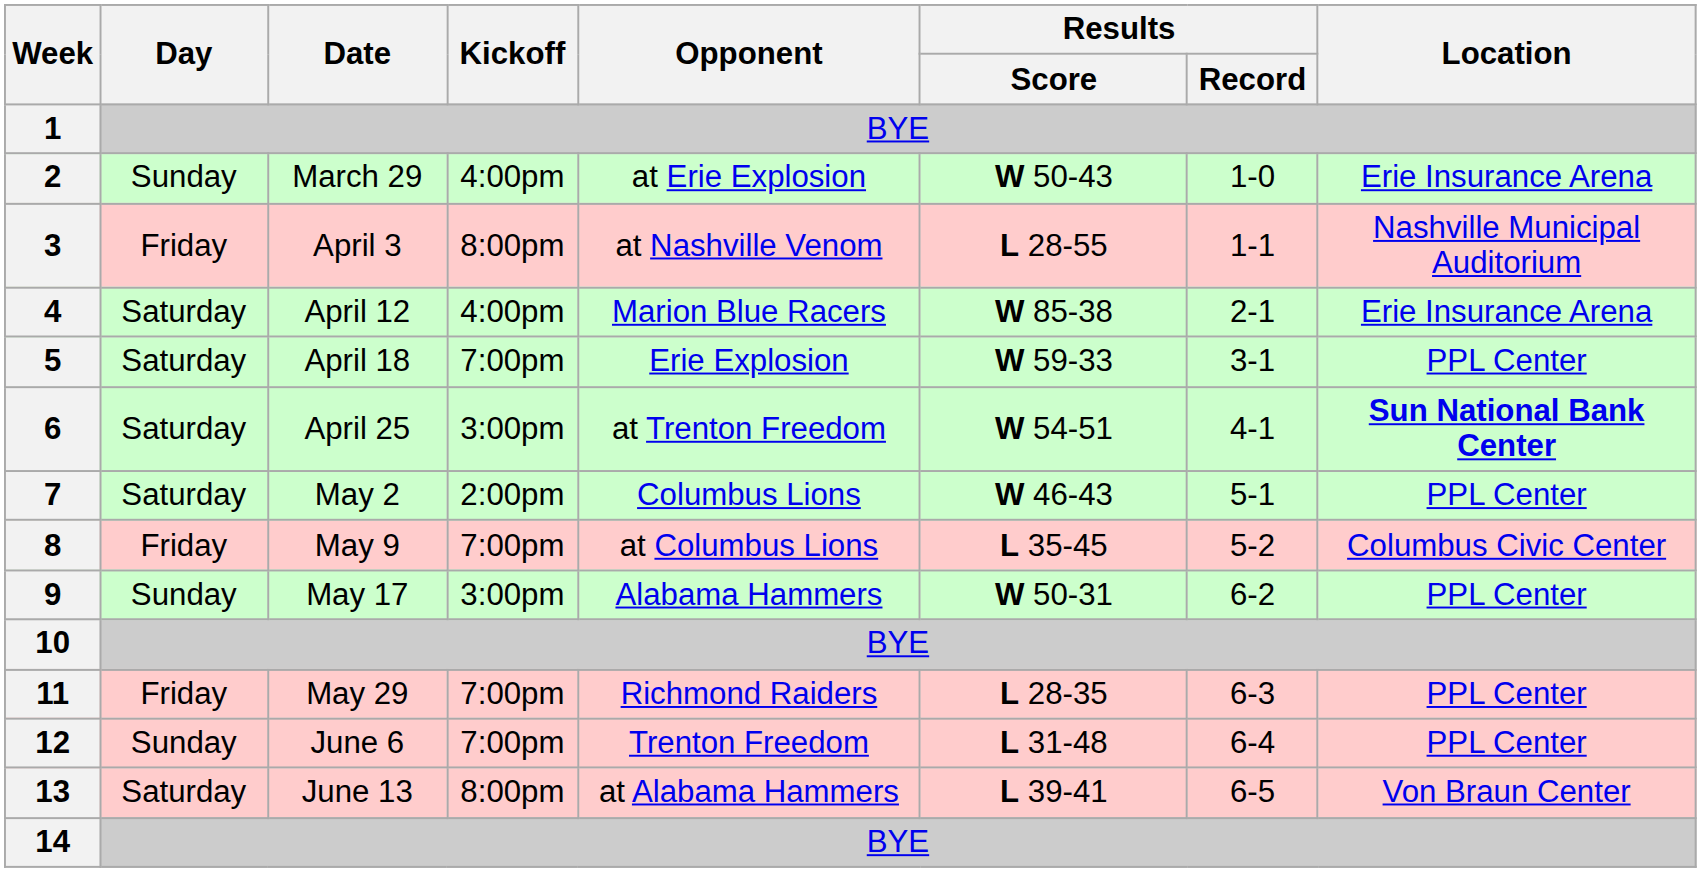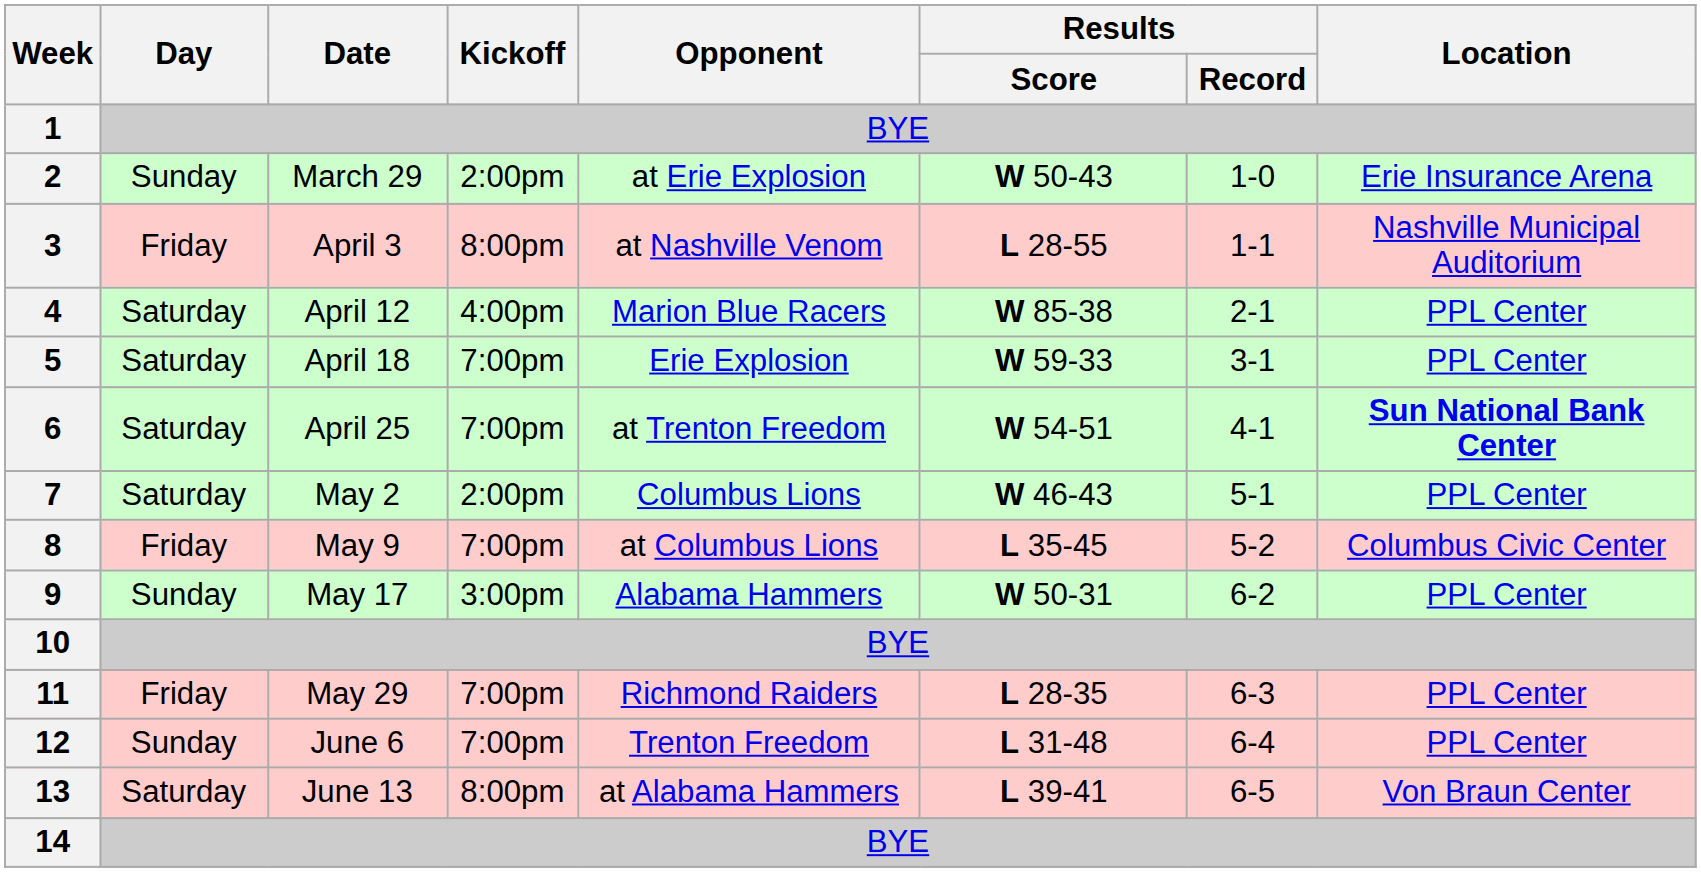(512, 177) 4:00pm -> (512, 177) 2:00pm
(1507, 311) Erie Insurance Arena -> (1507, 311) PPL Center
(512, 428) 3:00pm -> (512, 428) 7:00pm
